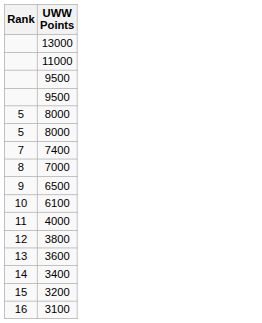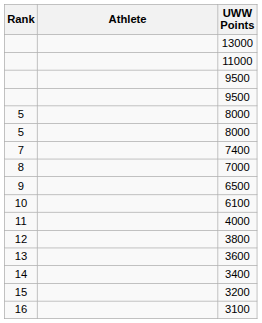+ column: (128, 19)
